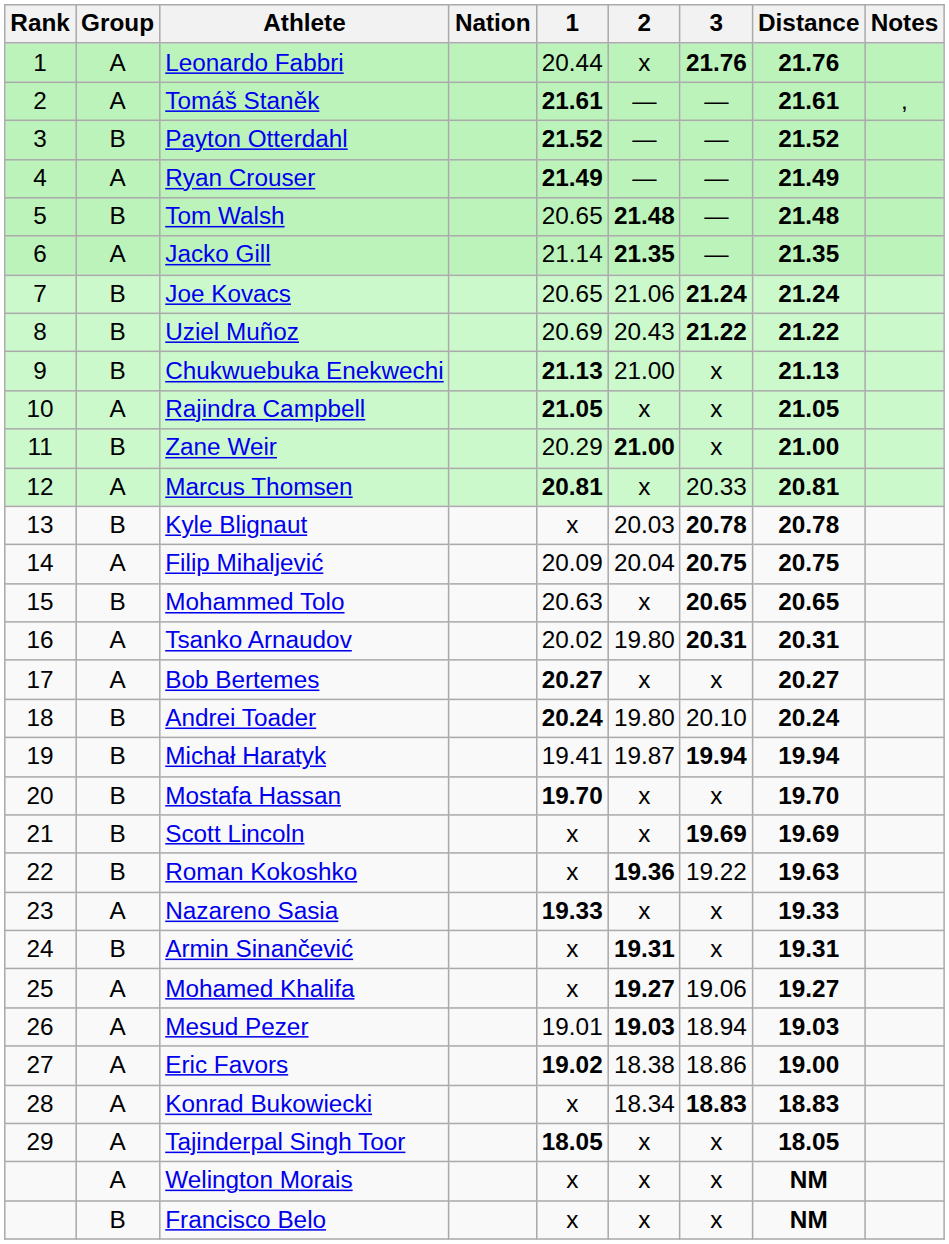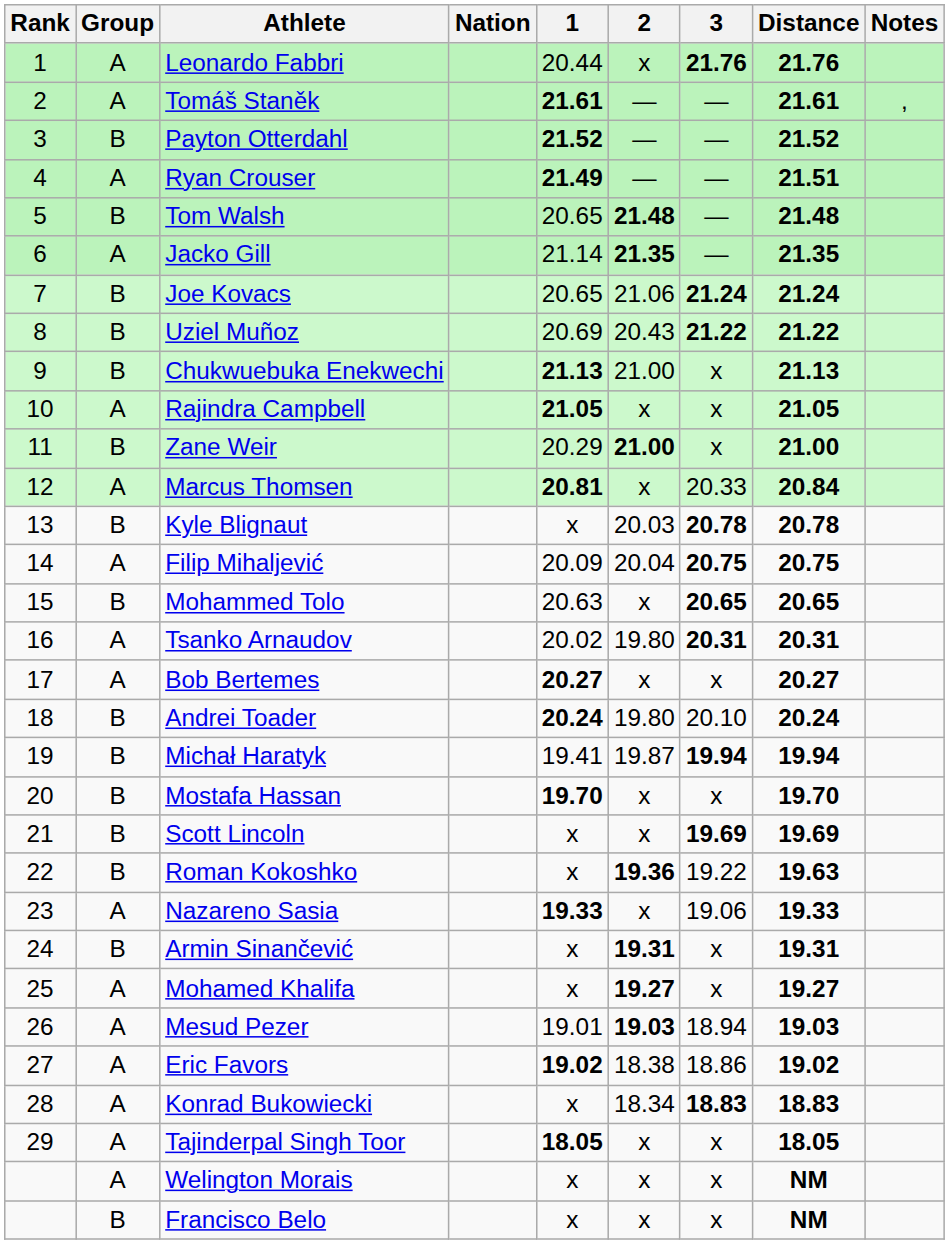(809, 178) 21.49 -> (809, 178) 21.51
(809, 486) 20.81 -> (809, 486) 20.84
(716, 910) x -> (716, 910) 19.06
(716, 988) 19.06 -> (716, 988) x
(809, 1065) 19.00 -> (809, 1065) 19.02
